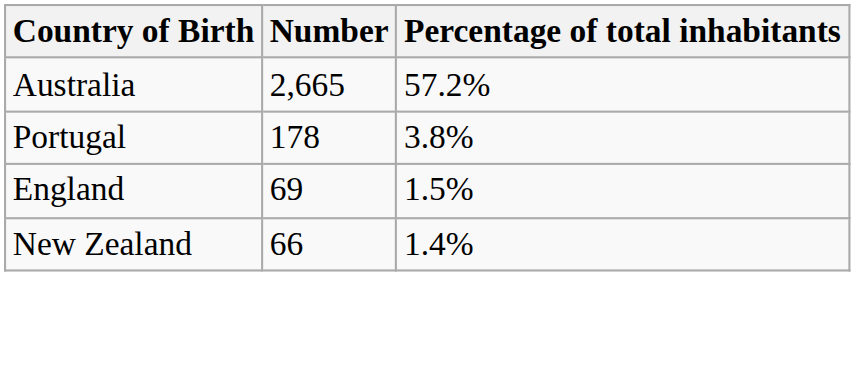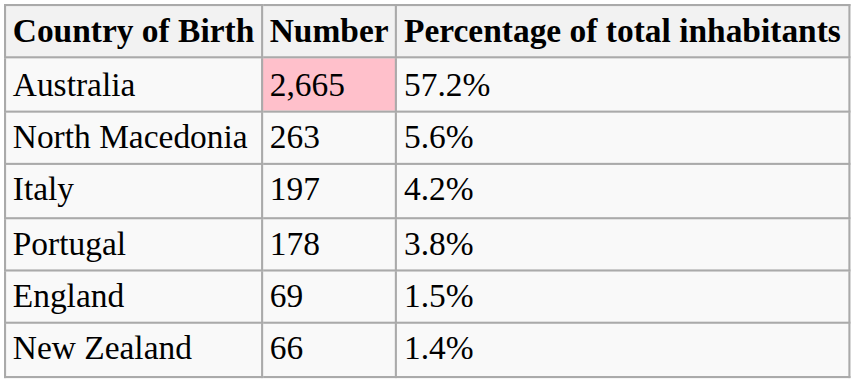(307, 84) no background -> (307, 84) pink background
+ row: (130, 137)
+ row: (43, 190)
